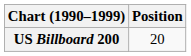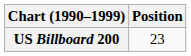(157, 39) 20 -> (157, 39) 23
